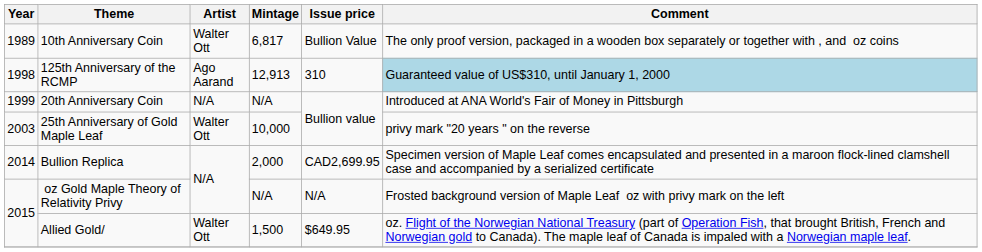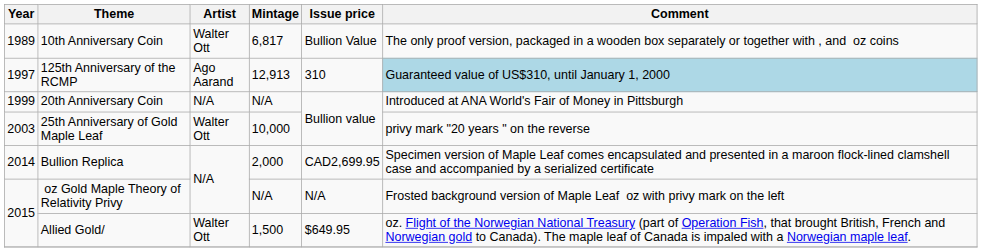(21, 75) 1998 -> (21, 75) 1997
